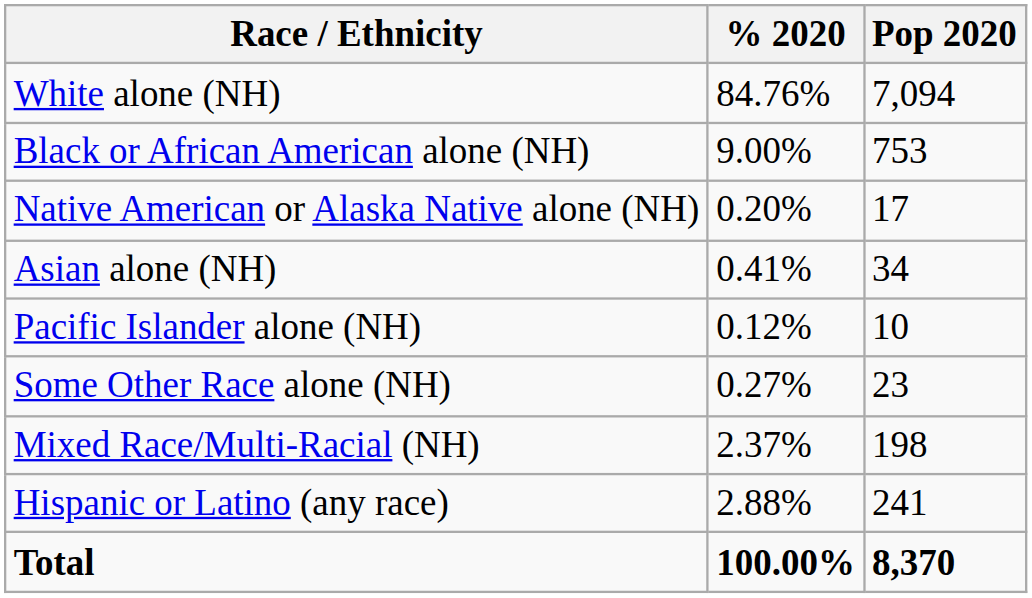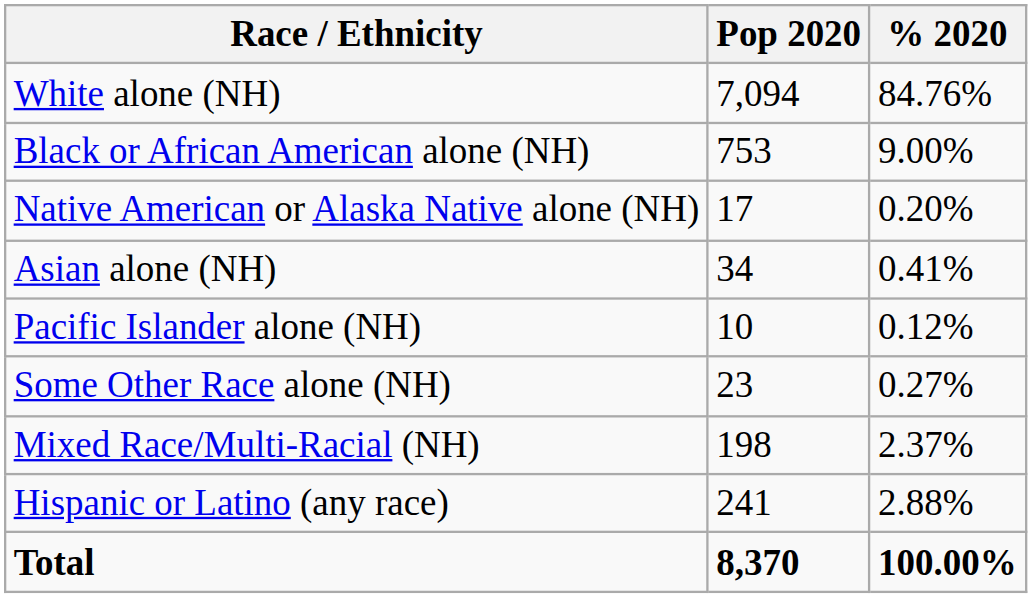columns swapped: (944, 33) <-> (786, 33)
